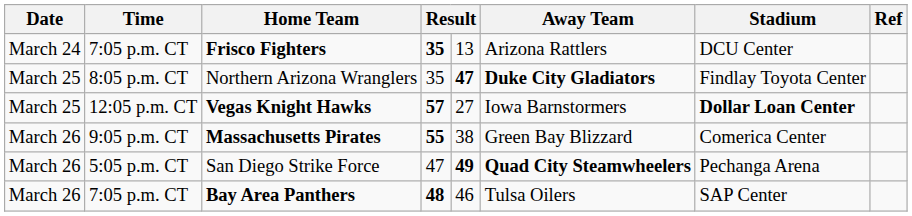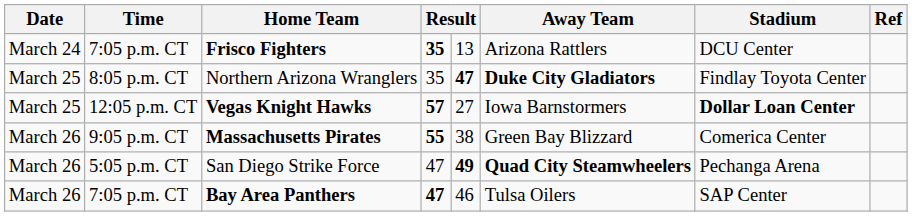(435, 195) 48 -> (435, 195) 47
